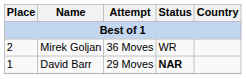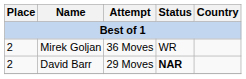(10, 64) 1 -> (10, 64) 2
